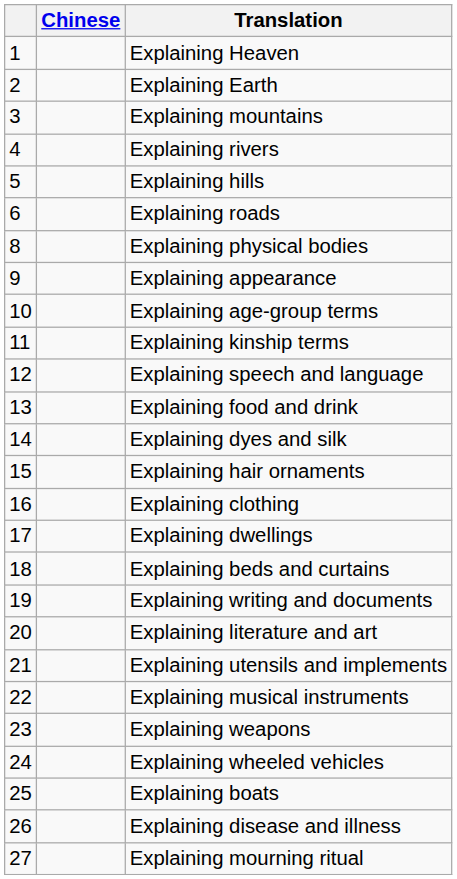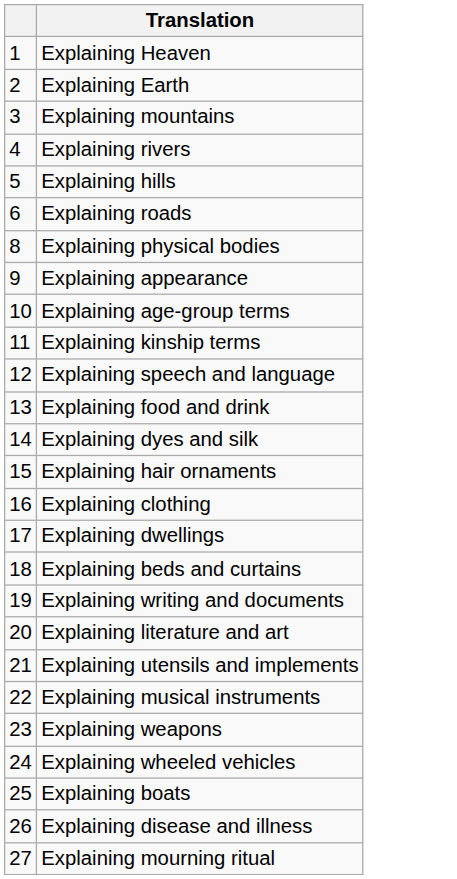- column: (81, 20)
